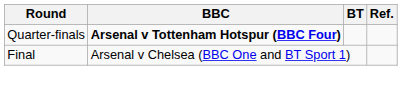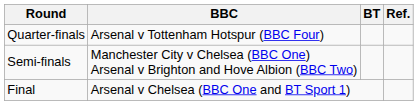(216, 34) bold -> (207, 34) normal
+ row: (39, 62)
